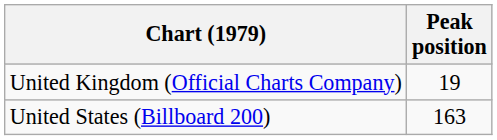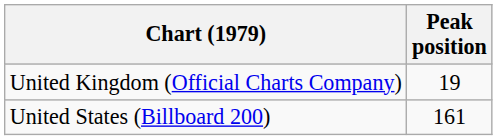(449, 116) 163 -> (449, 116) 161
